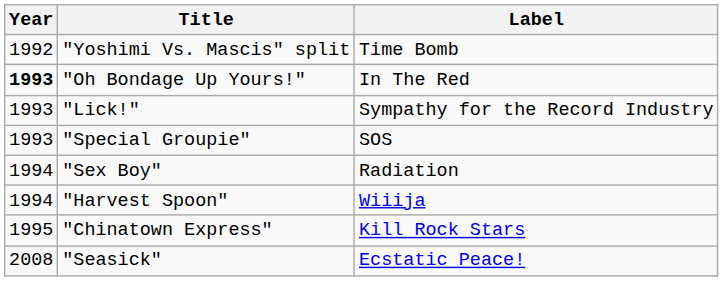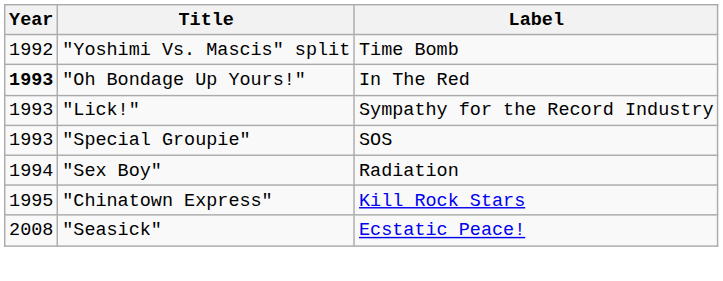- row: (145, 200)
